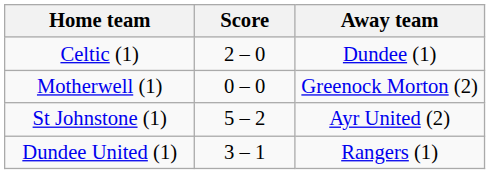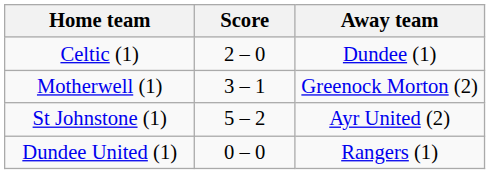(245, 86) 0 – 0 -> (245, 86) 3 – 1
(245, 151) 3 – 1 -> (245, 151) 0 – 0
